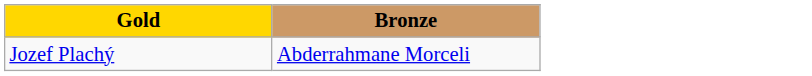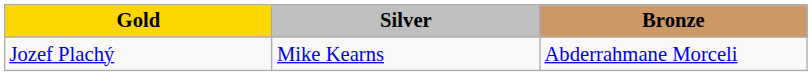+ column: (406, 20)
